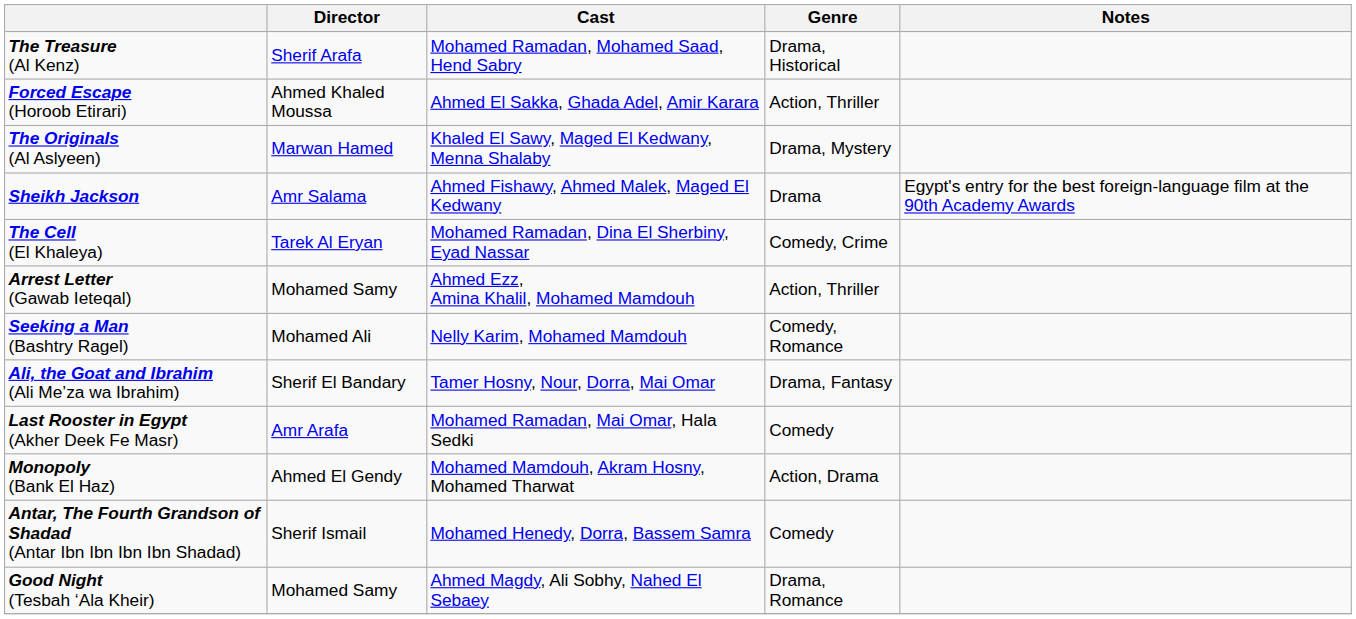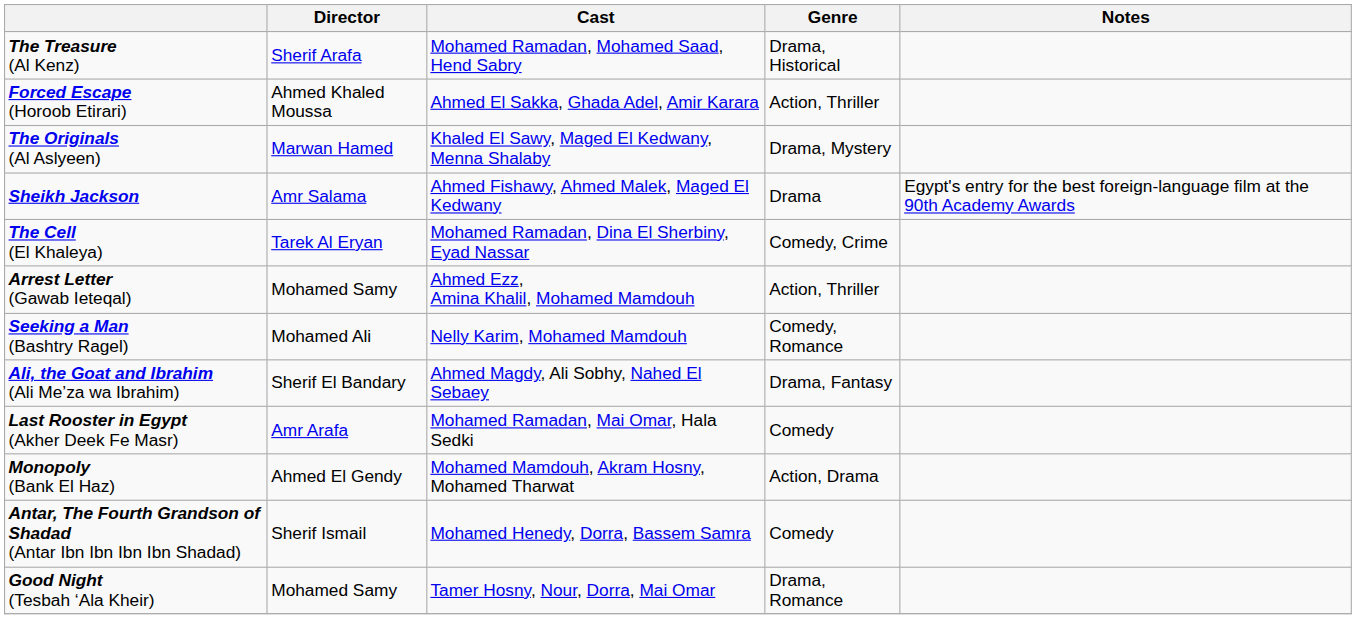(573, 383) Tamer Hosny, Nour, Dorra, Mai Omar -> (566, 383) Ahmed Magdy, Ali Sobhy, Nahed El Sebaey
(566, 590) Ahmed Magdy, Ali Sobhy, Nahed El Sebaey -> (573, 590) Tamer Hosny, Nour, Dorra, Mai Omar
